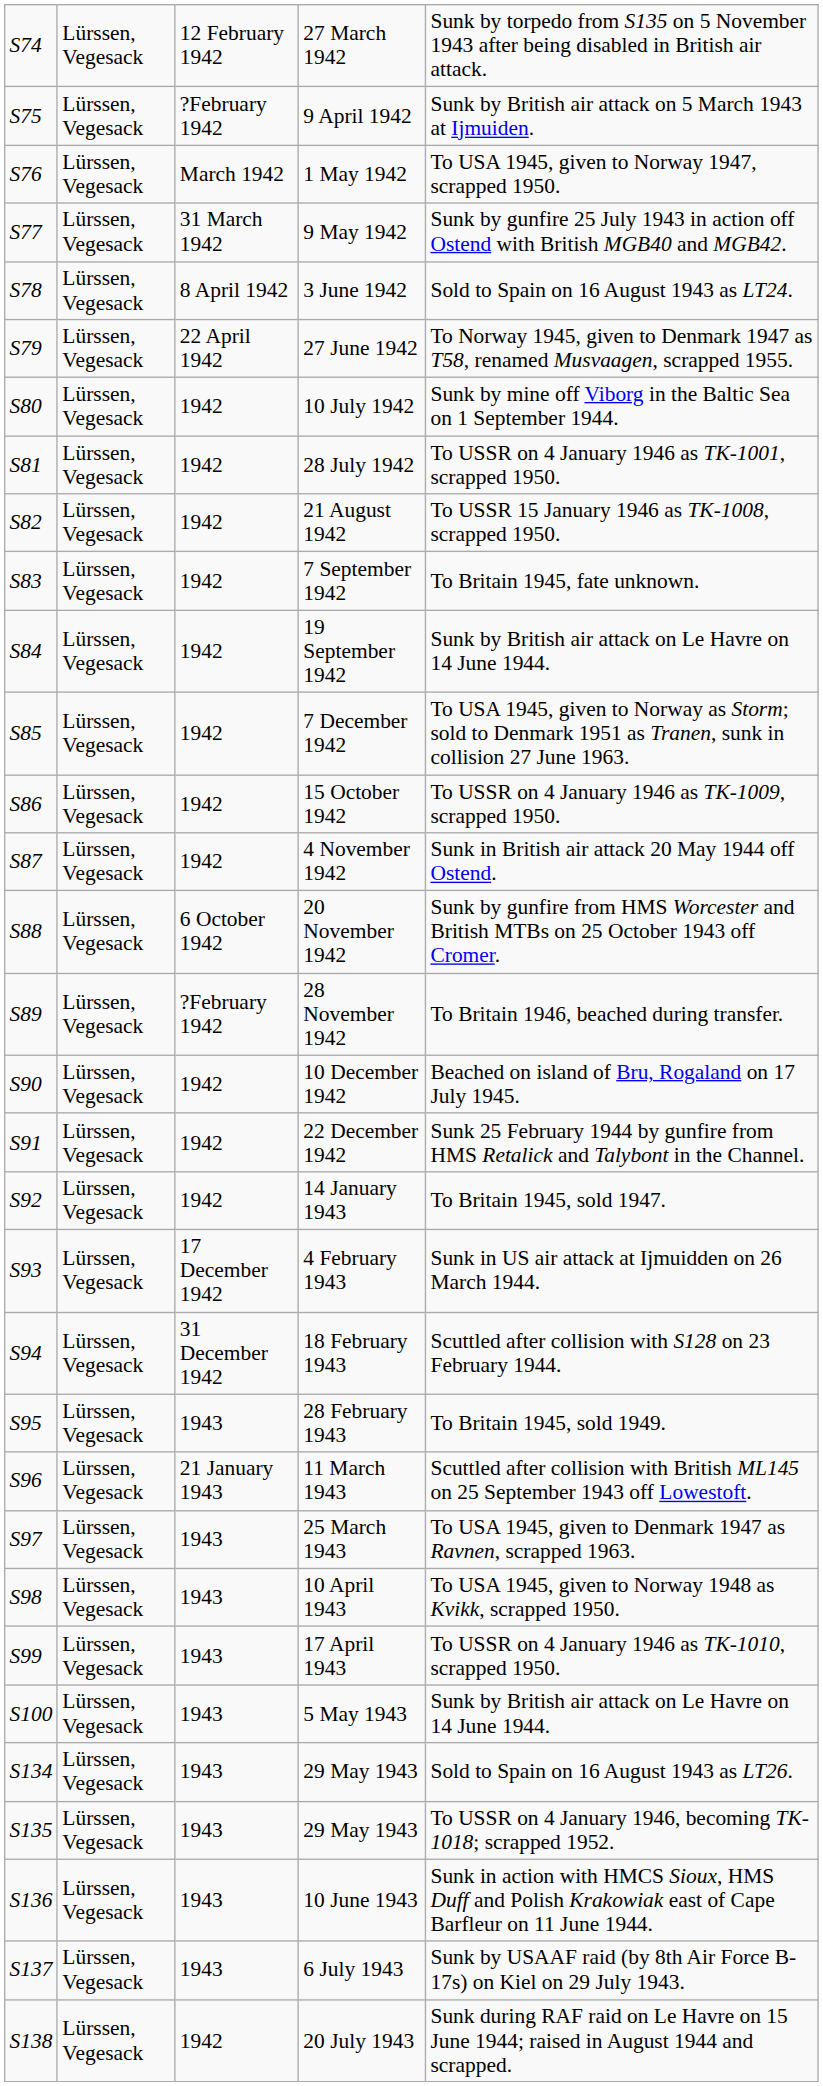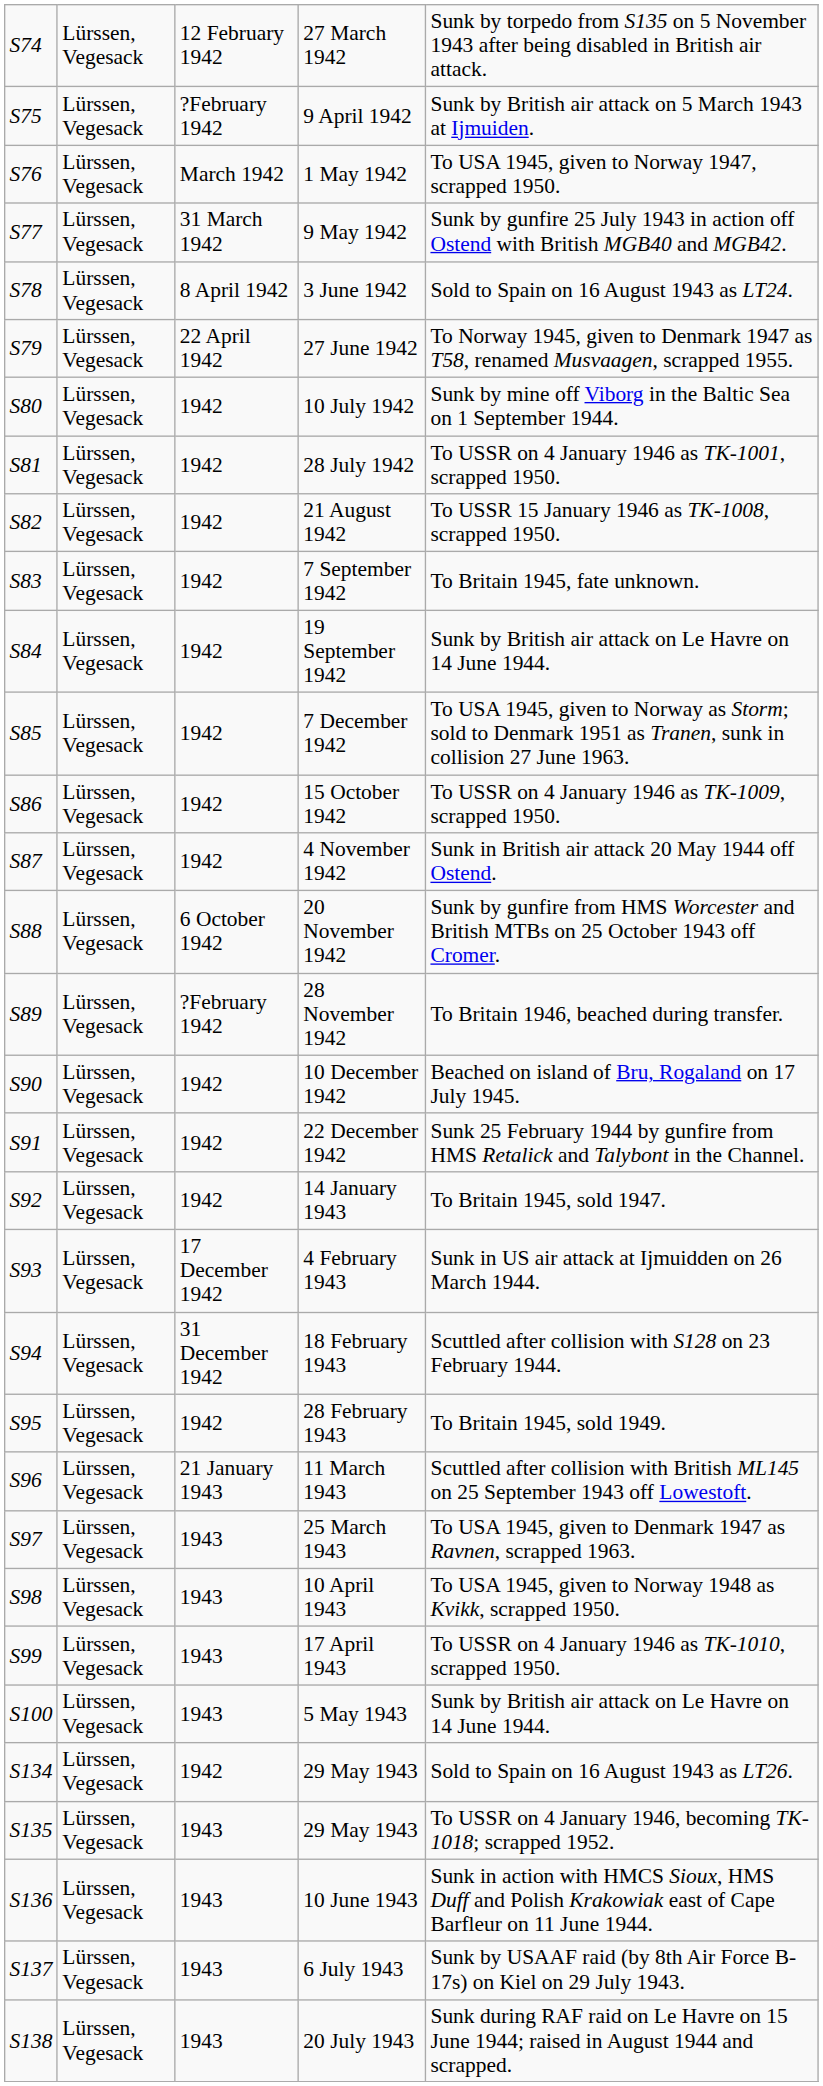(201, 1422) 1943 -> (201, 1422) 1942
(201, 1771) 1943 -> (201, 1771) 1942
(201, 2040) 1942 -> (201, 2040) 1943
